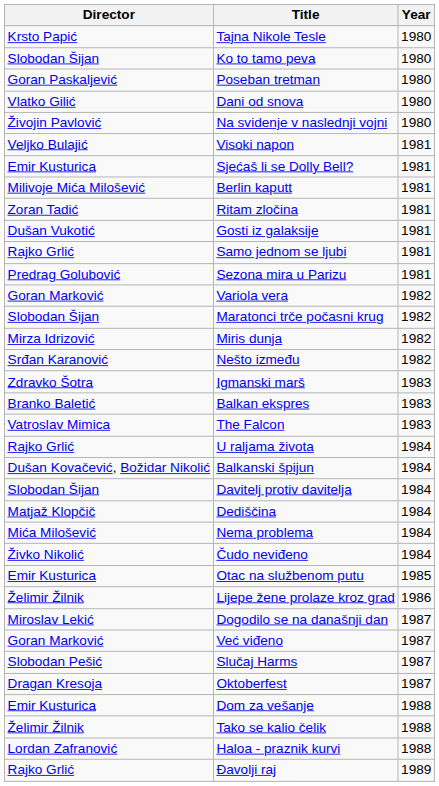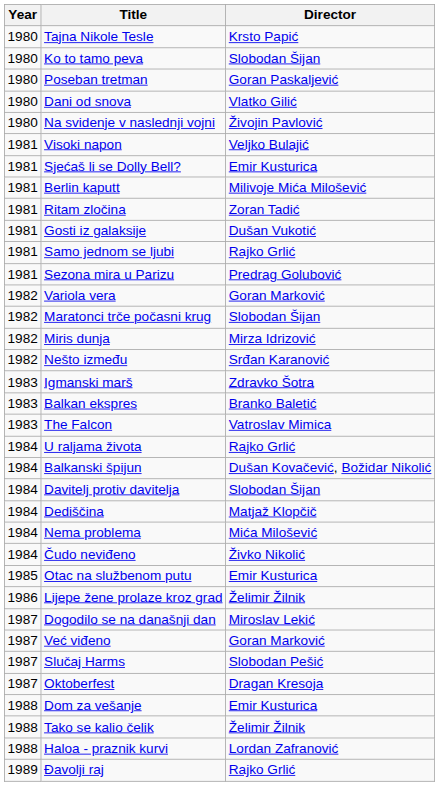columns swapped: (416, 15) <-> (109, 15)
